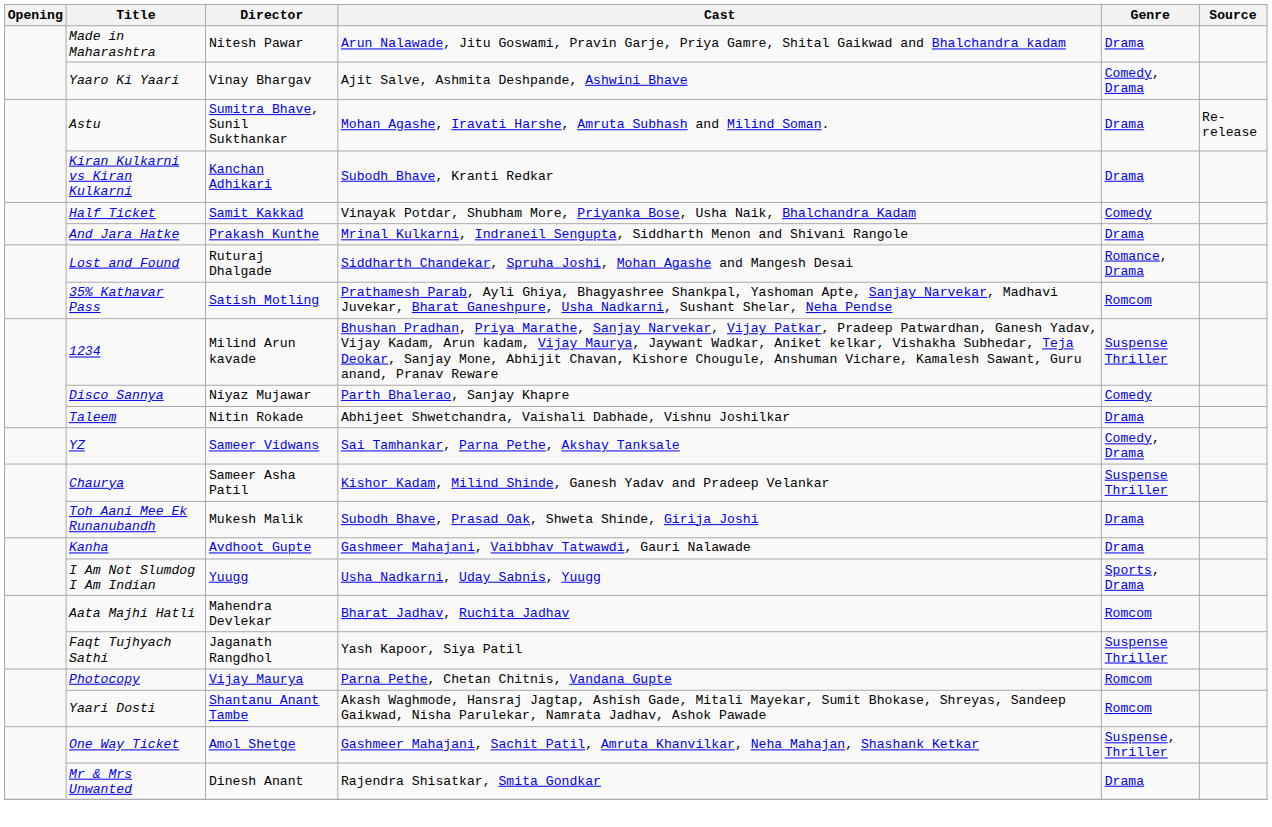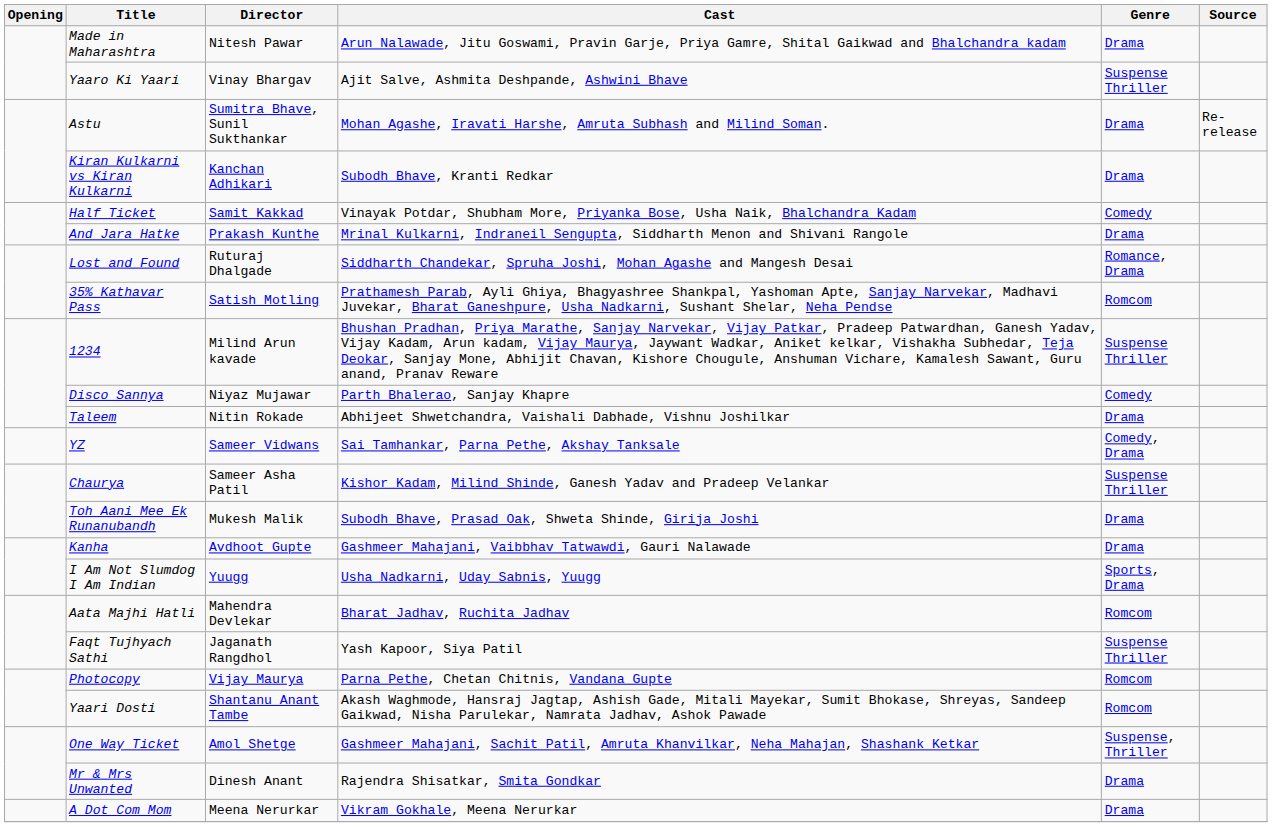(1132, 81) Comedy, Drama -> (1136, 81) Suspense Thriller
+ row: (120, 810)
